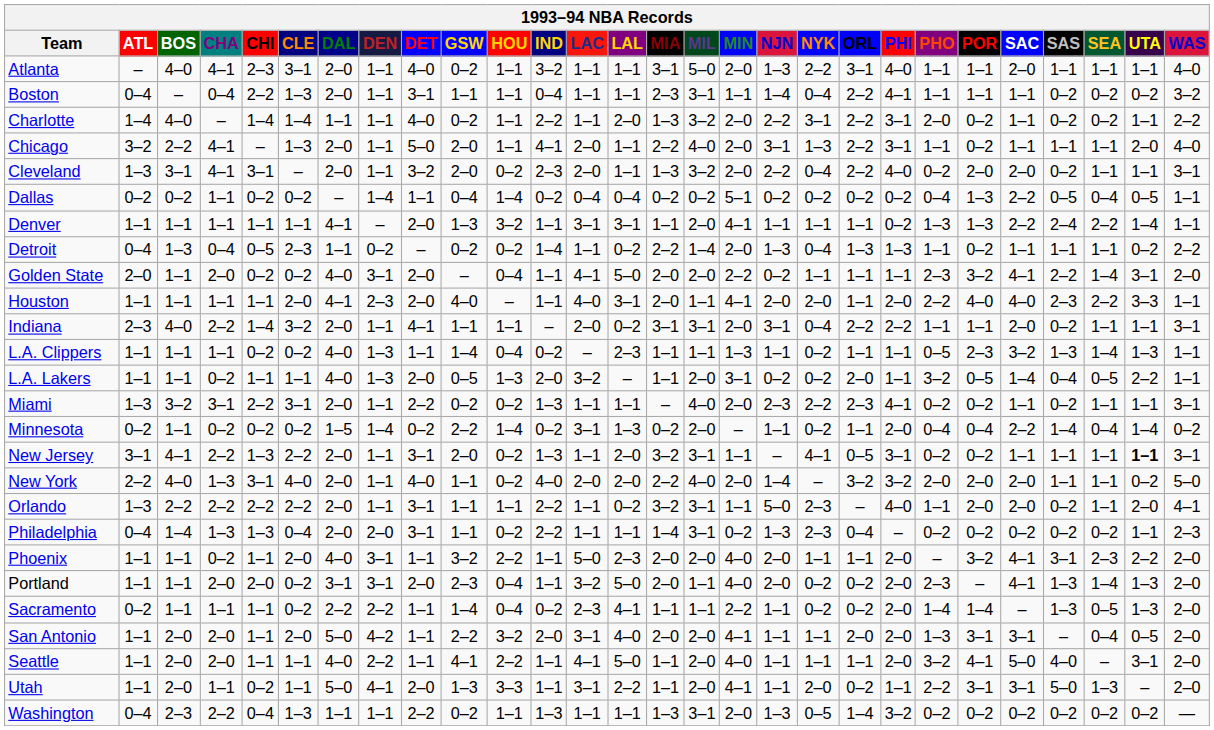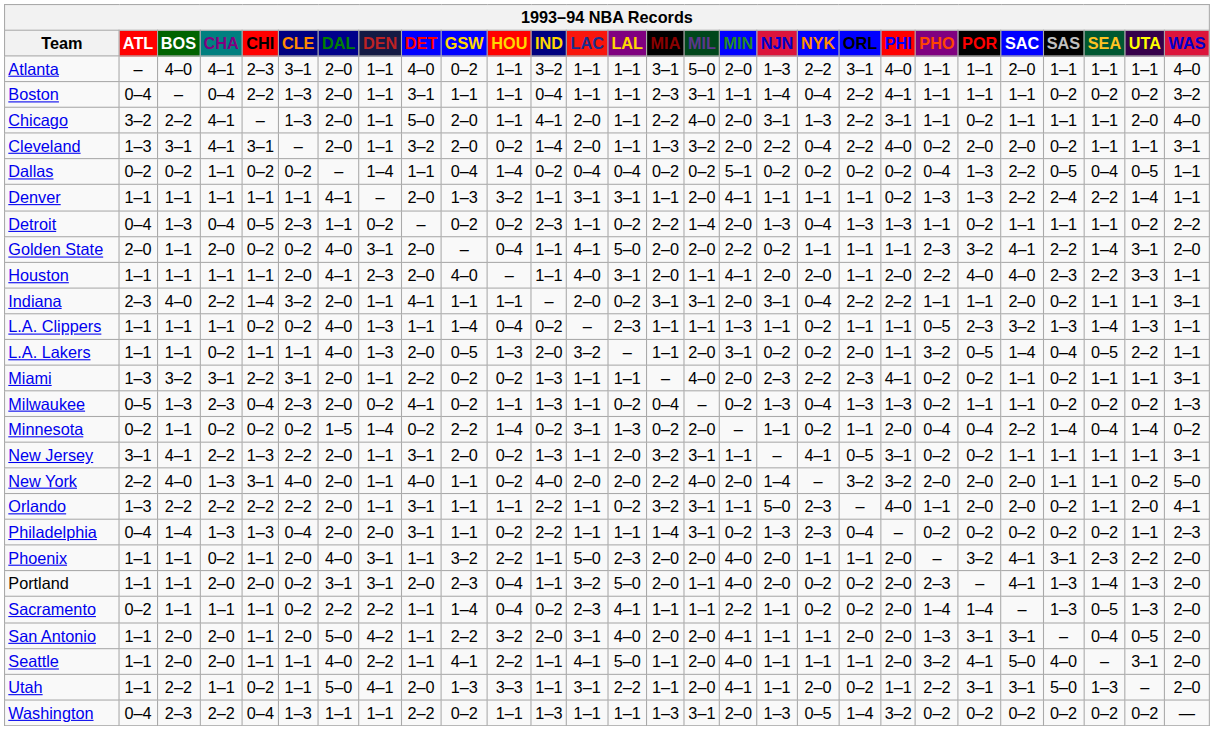- row: (41, 121)
(549, 172) 2–3 -> (549, 146) 1–4
(549, 249) 1–4 -> (549, 224) 2–3
+ row: (47, 404)
(1145, 455) bold -> (1145, 455) normal
(178, 687) 2–0 -> (178, 687) 2–2
